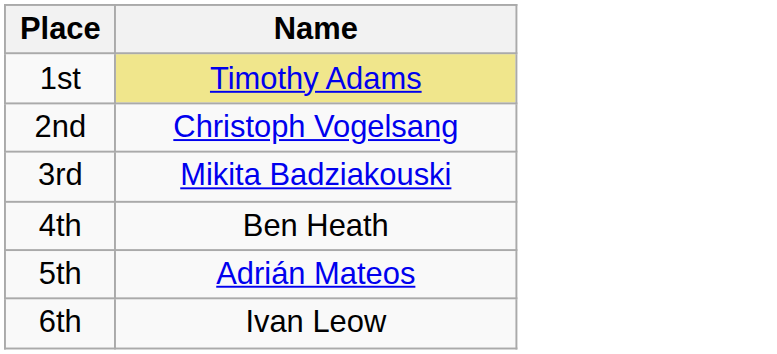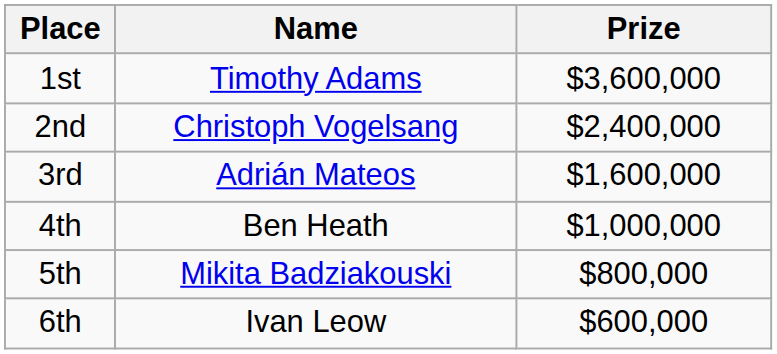+ column: (644, 28)
(316, 77) khaki background -> (316, 77) no background
(316, 175) Mikita Badziakouski -> (316, 175) Adrián Mateos
(316, 273) Adrián Mateos -> (316, 273) Mikita Badziakouski
